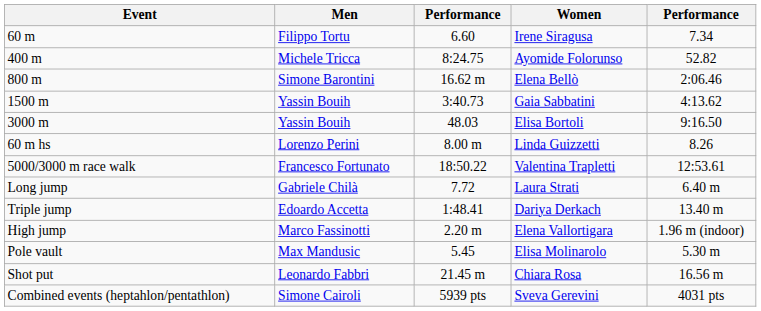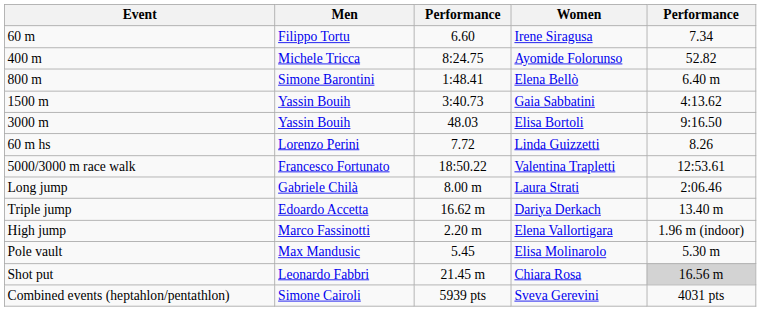(463, 79) 16.62 m -> (463, 79) 1:48.41
(701, 79) 2:06.46 -> (701, 79) 6.40 m
(463, 144) 8.00 m -> (463, 144) 7.72
(463, 187) 7.72 -> (463, 187) 8.00 m
(701, 187) 6.40 m -> (701, 187) 2:06.46
(463, 209) 1:48.41 -> (463, 209) 16.62 m
(701, 274) no background -> (701, 274) lightgrey background
